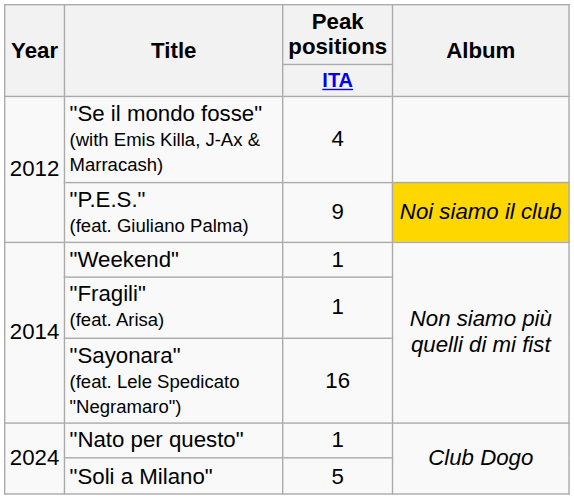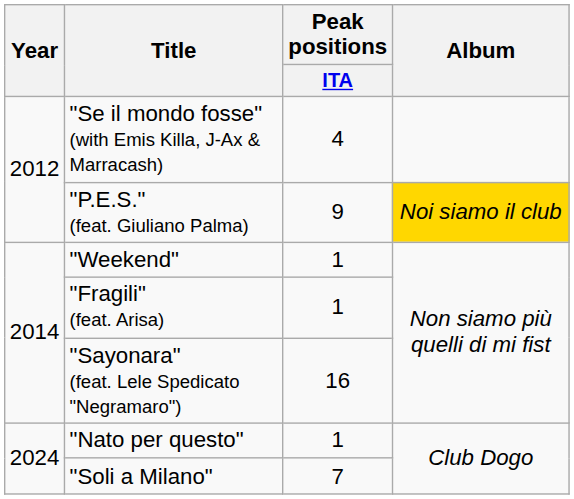(338, 475) 5 -> (338, 475) 7
